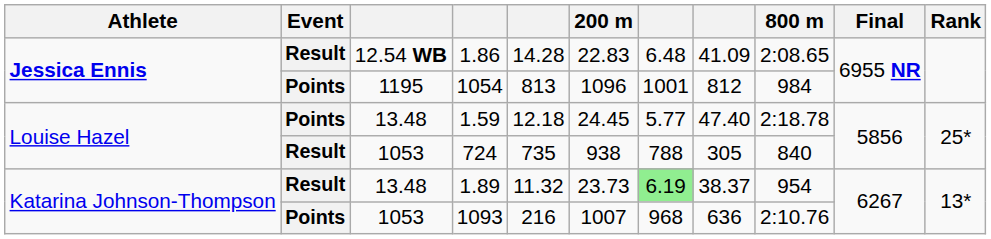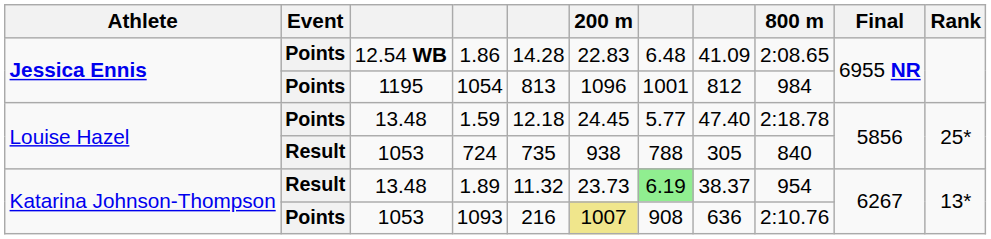(315, 54) Result -> (315, 54) Points
(604, 218) no background -> (604, 218) khaki background
(666, 218) 968 -> (666, 218) 908
